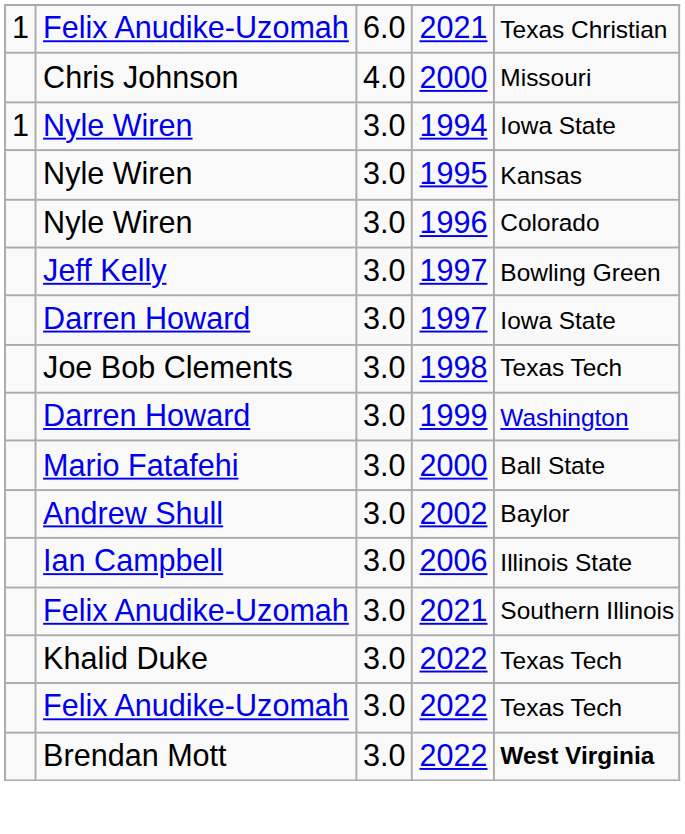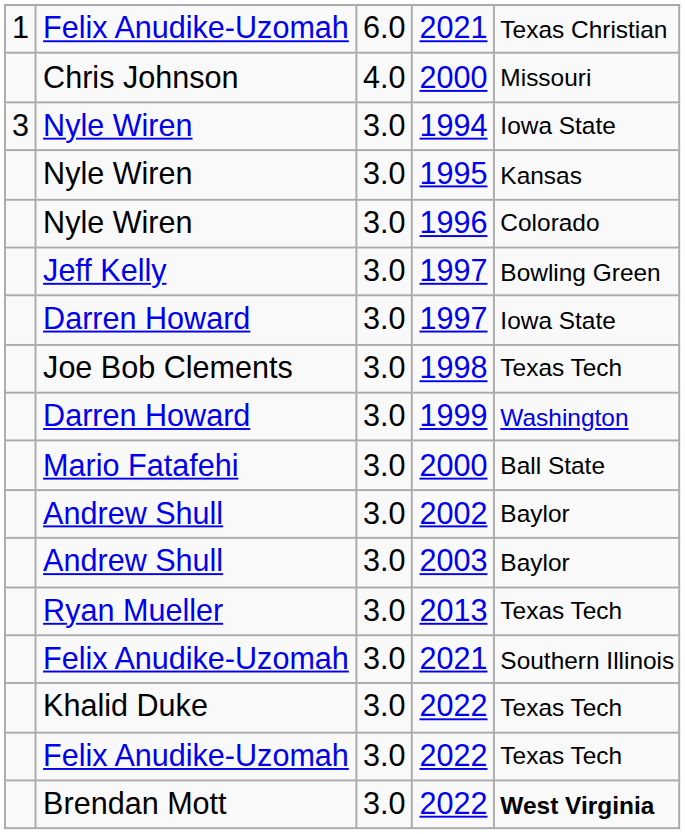(21, 125) 1 -> (21, 125) 3
+ row: (133, 561)
- row: (133, 561)
+ row: (133, 610)
